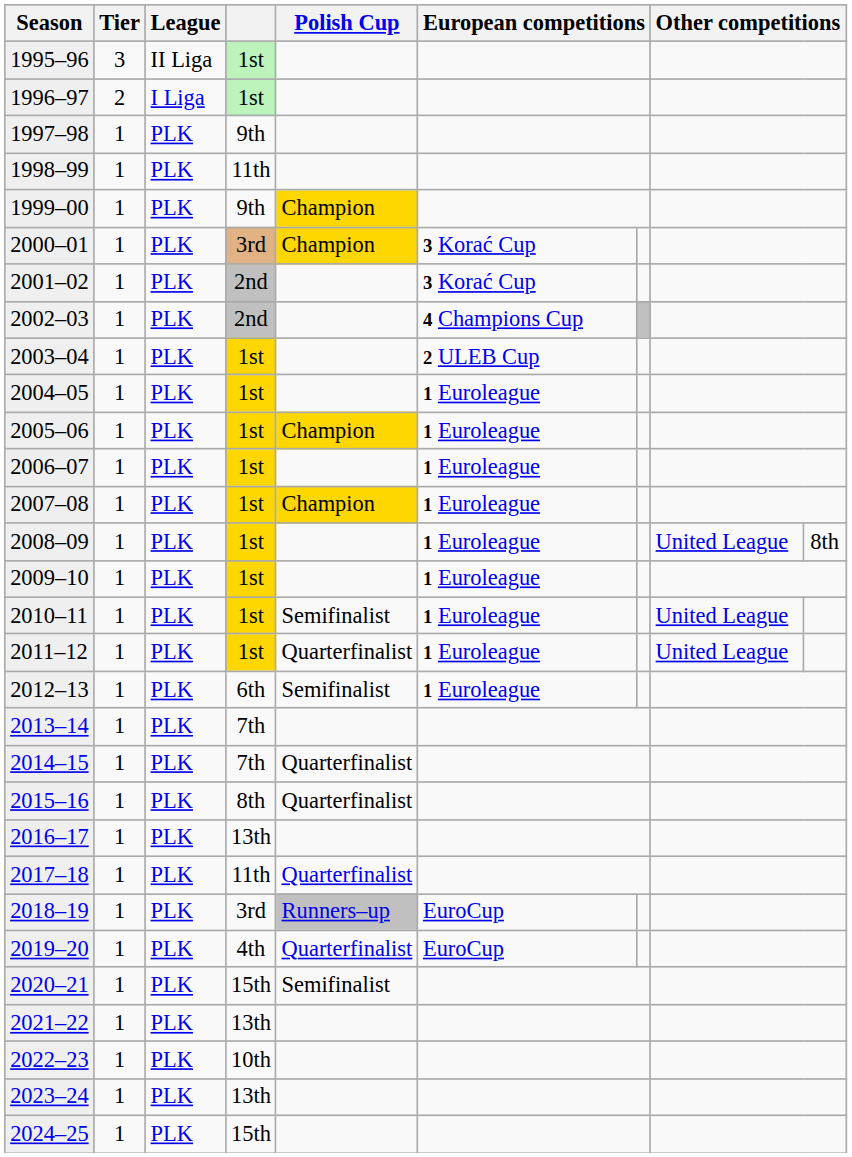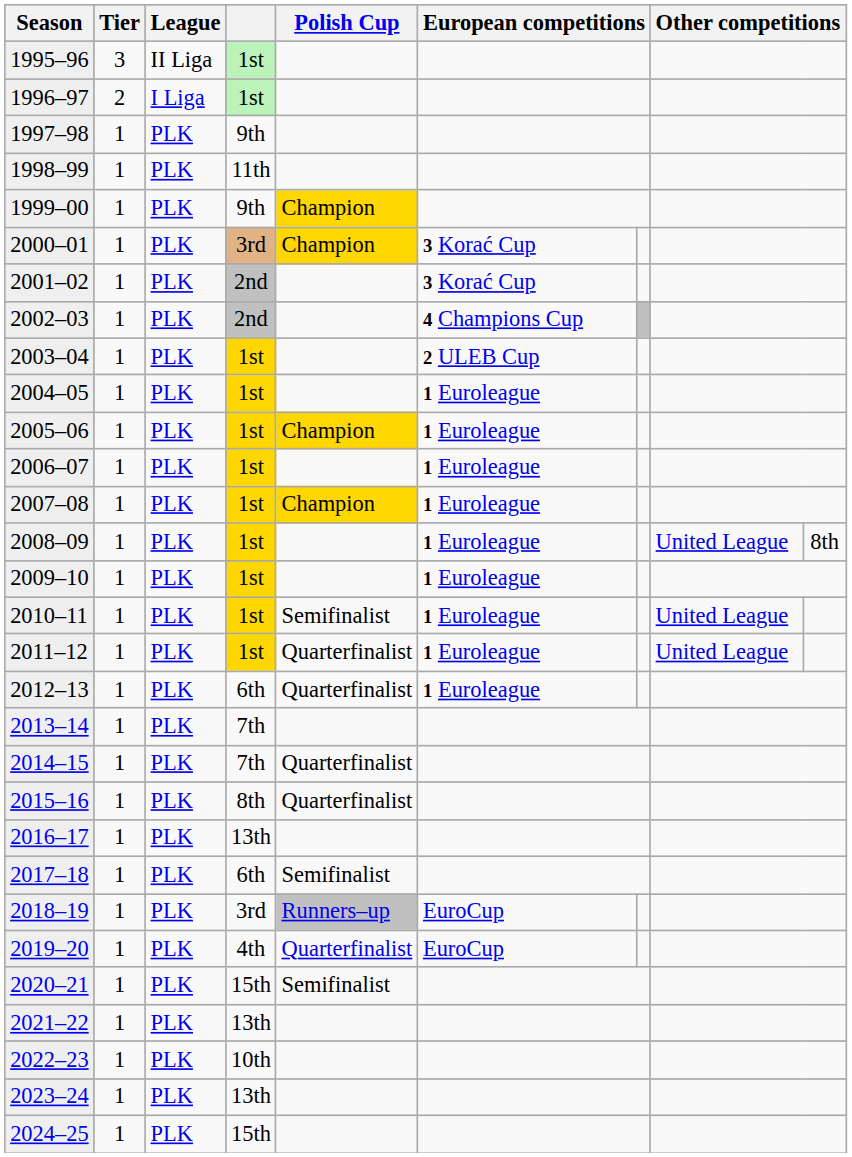(336, 688) Semifinalist -> (347, 688) Quarterfinalist
(251, 874) 11th -> (251, 874) 6th
(347, 874) Quarterfinalist -> (336, 874) Semifinalist
